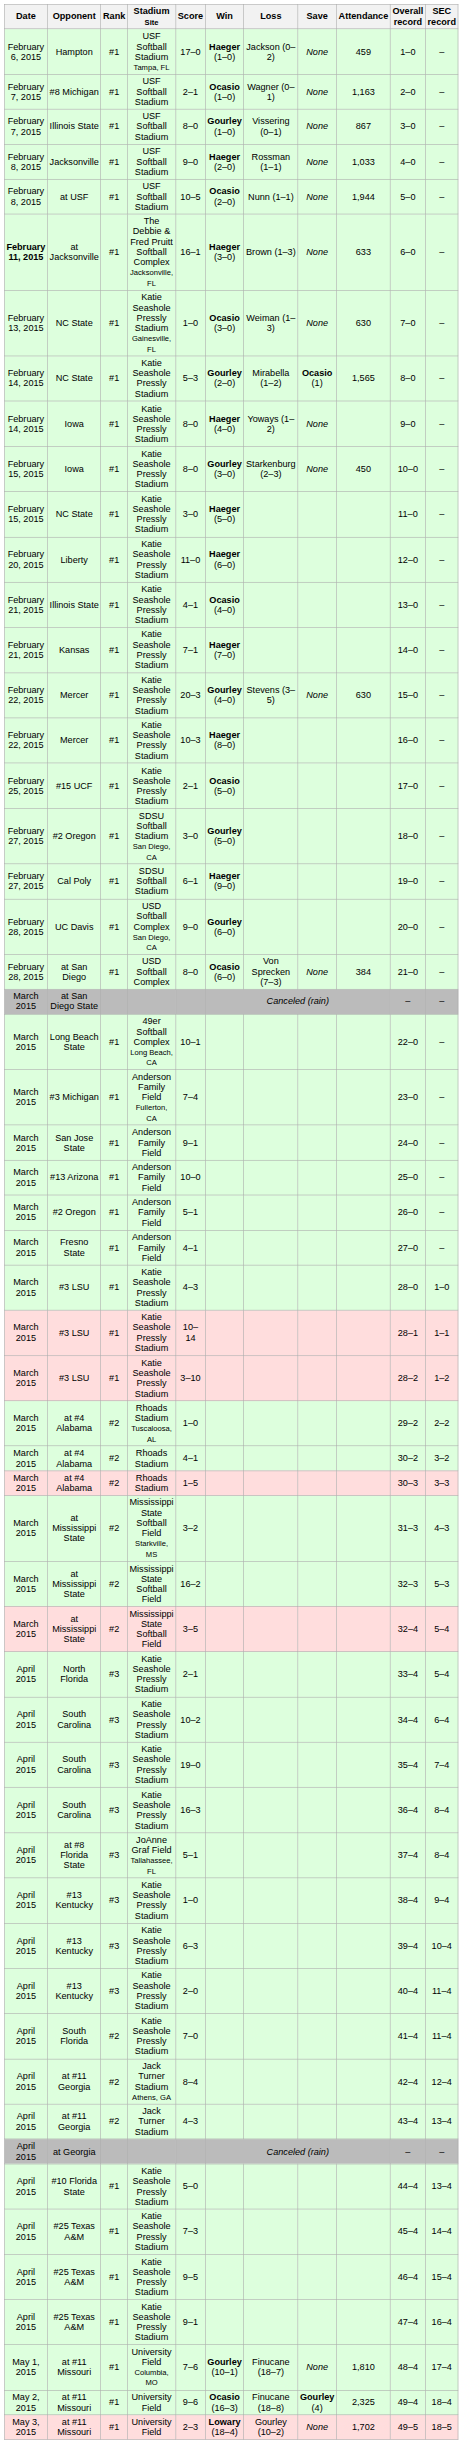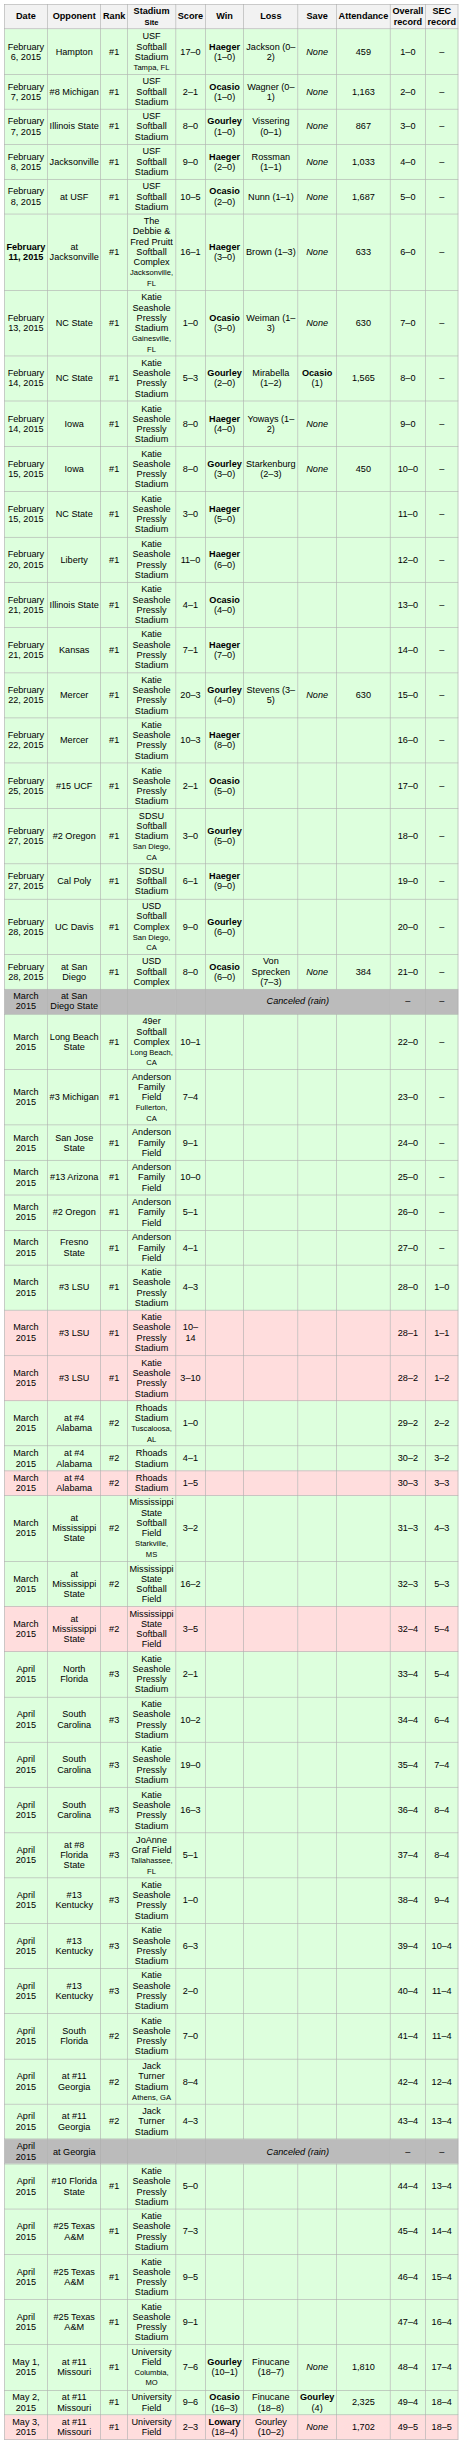(363, 196) 1,944 -> (363, 196) 1,687
